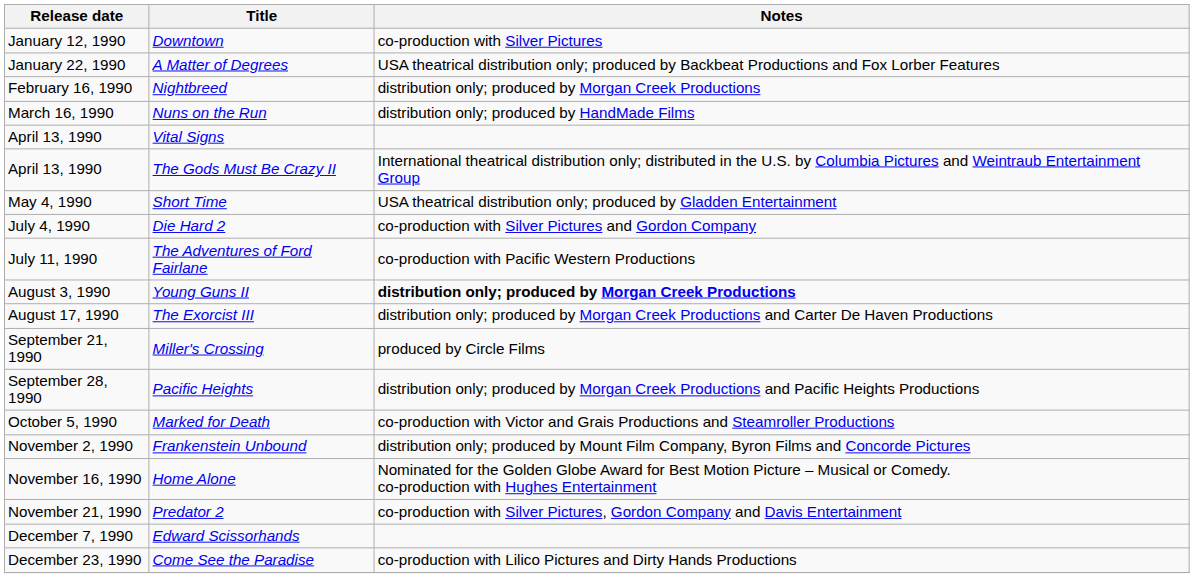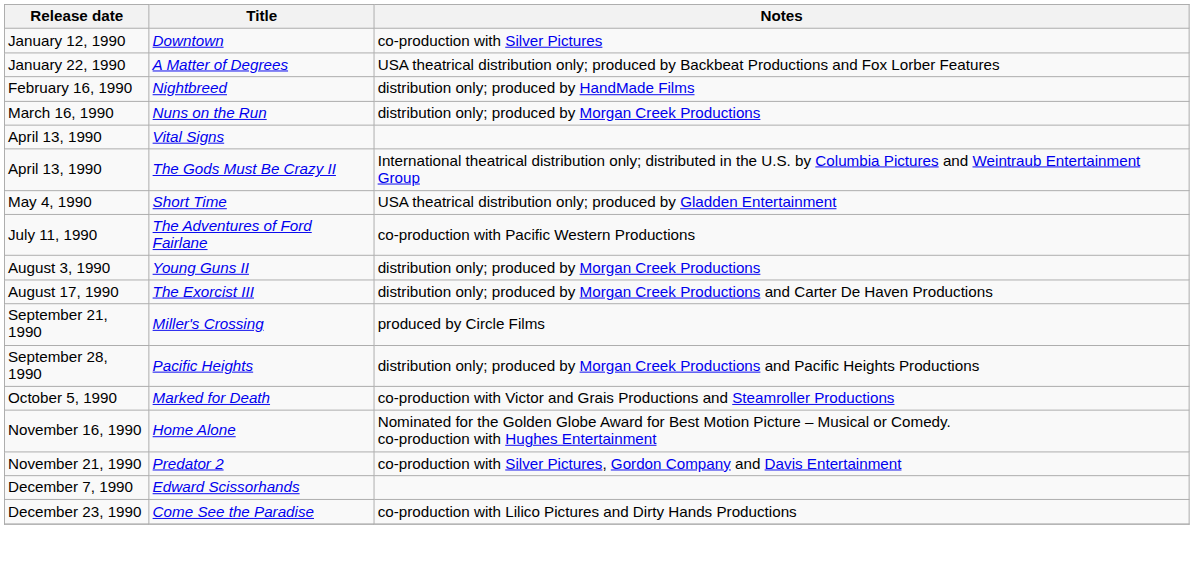(569, 88) distribution only; produced by Morgan Creek Productions -> (536, 88) distribution only; produced by HandMade Films
(536, 112) distribution only; produced by HandMade Films -> (569, 112) distribution only; produced by Morgan Creek Productions
- row: (189, 226)
(587, 291) bold -> (569, 267) normal
- row: (230, 446)
